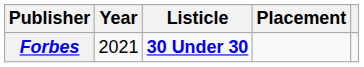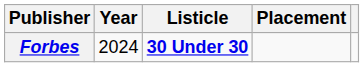(119, 47) 2021 -> (119, 47) 2024
